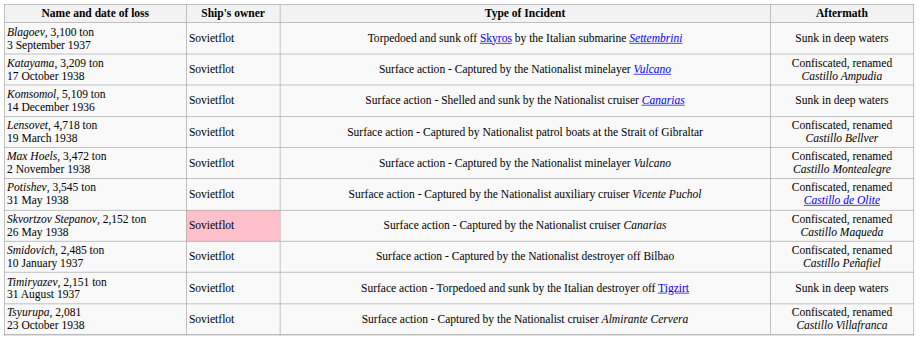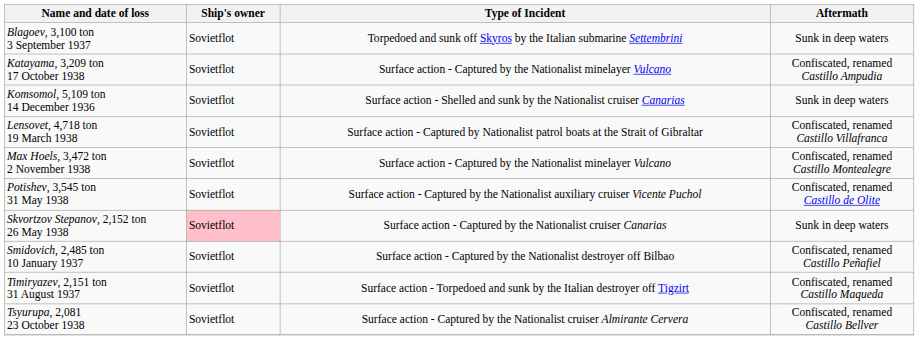(842, 132) Confiscated, renamed Castillo Bellver -> (842, 132) Confiscated, renamed Castillo Villafranca
(842, 225) Confiscated, renamed Castillo Maqueda -> (842, 225) Sunk in deep waters
(842, 288) Sunk in deep waters -> (842, 288) Confiscated, renamed Castillo Maqueda
(842, 319) Confiscated, renamed Castillo Villafranca -> (842, 319) Confiscated, renamed Castillo Bellver
